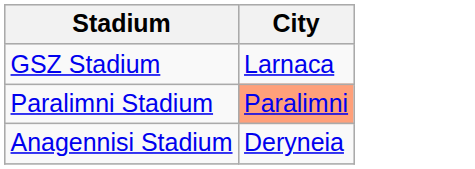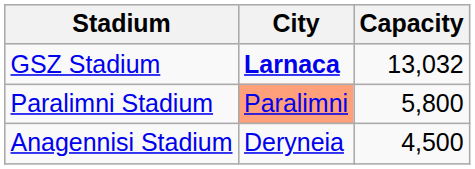+ column: (412, 24)
(289, 63) normal -> (292, 63) bold
